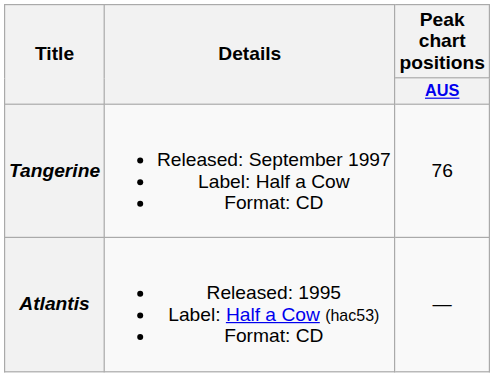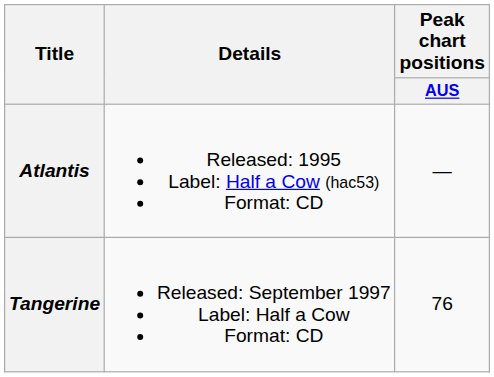rows swapped: (55, 304) <-> (55, 170)
